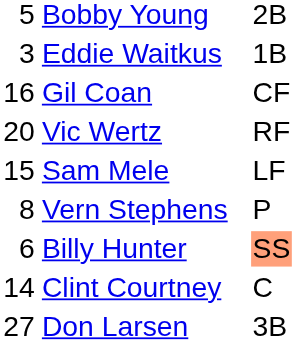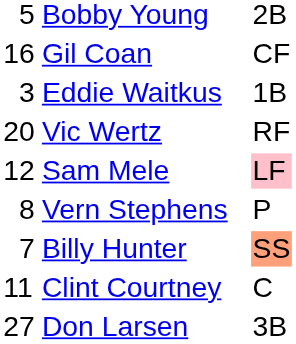rows swapped: (144, 53) <-> (97, 92)
(19, 170) 15 -> (19, 170) 12
(269, 170) no background -> (269, 170) pink background
(19, 248) 6 -> (19, 248) 7
(19, 287) 14 -> (18, 287) 11
